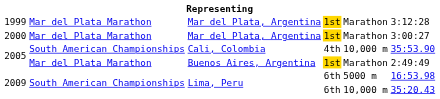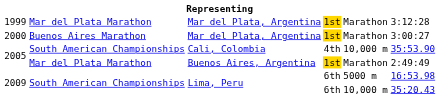(90, 35) Mar del Plata Marathon -> (88, 35) Buenos Aires Marathon
